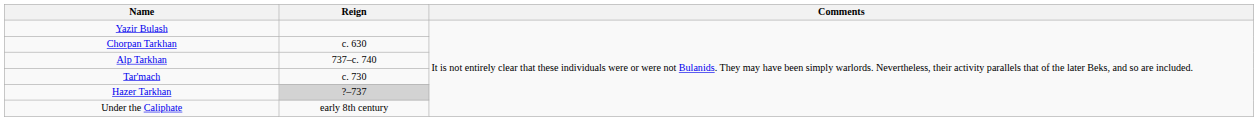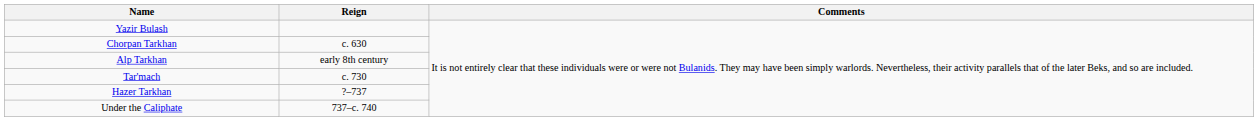(354, 60) 737–c. 740 -> (354, 60) early 8th century
(354, 92) lightgrey background -> (354, 92) no background
(354, 108) early 8th century -> (354, 108) 737–c. 740
